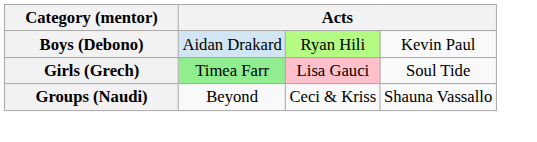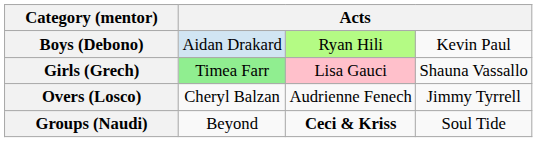(438, 70) Soul Tide -> (474, 70) Shauna Vassallo
+ row: (92, 96)
(333, 96) normal -> (351, 123) bold
(438, 96) Shauna Vassallo -> (474, 123) Soul Tide
